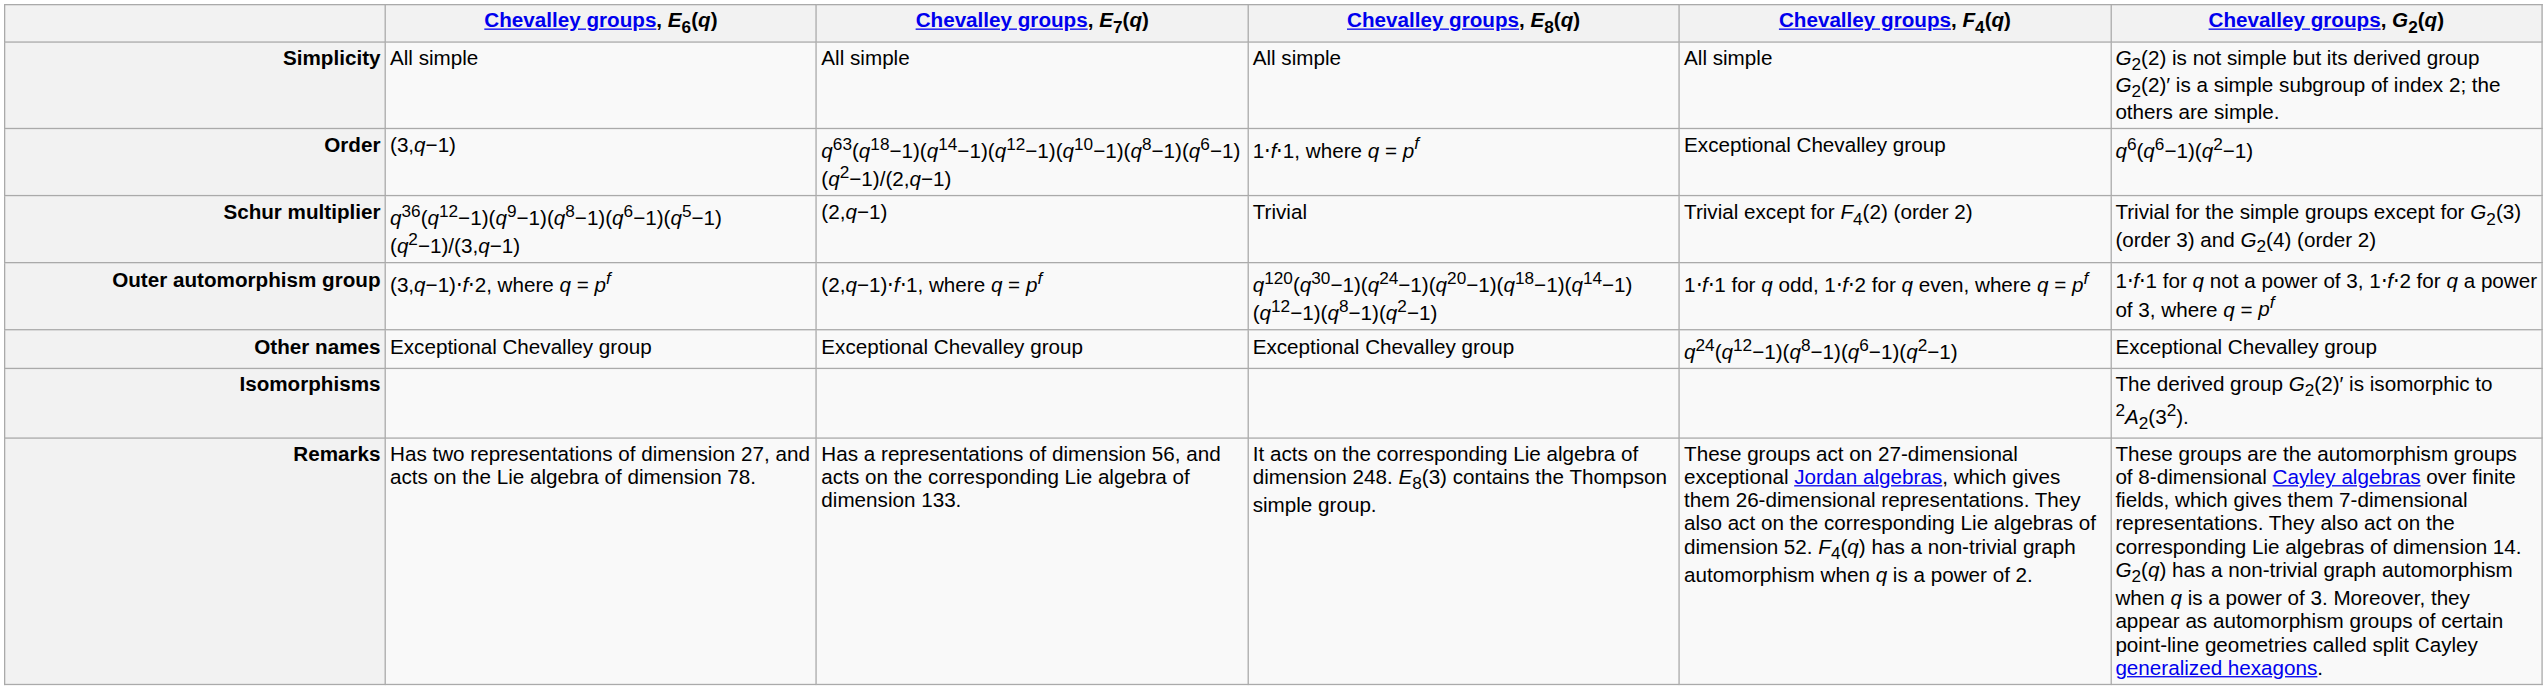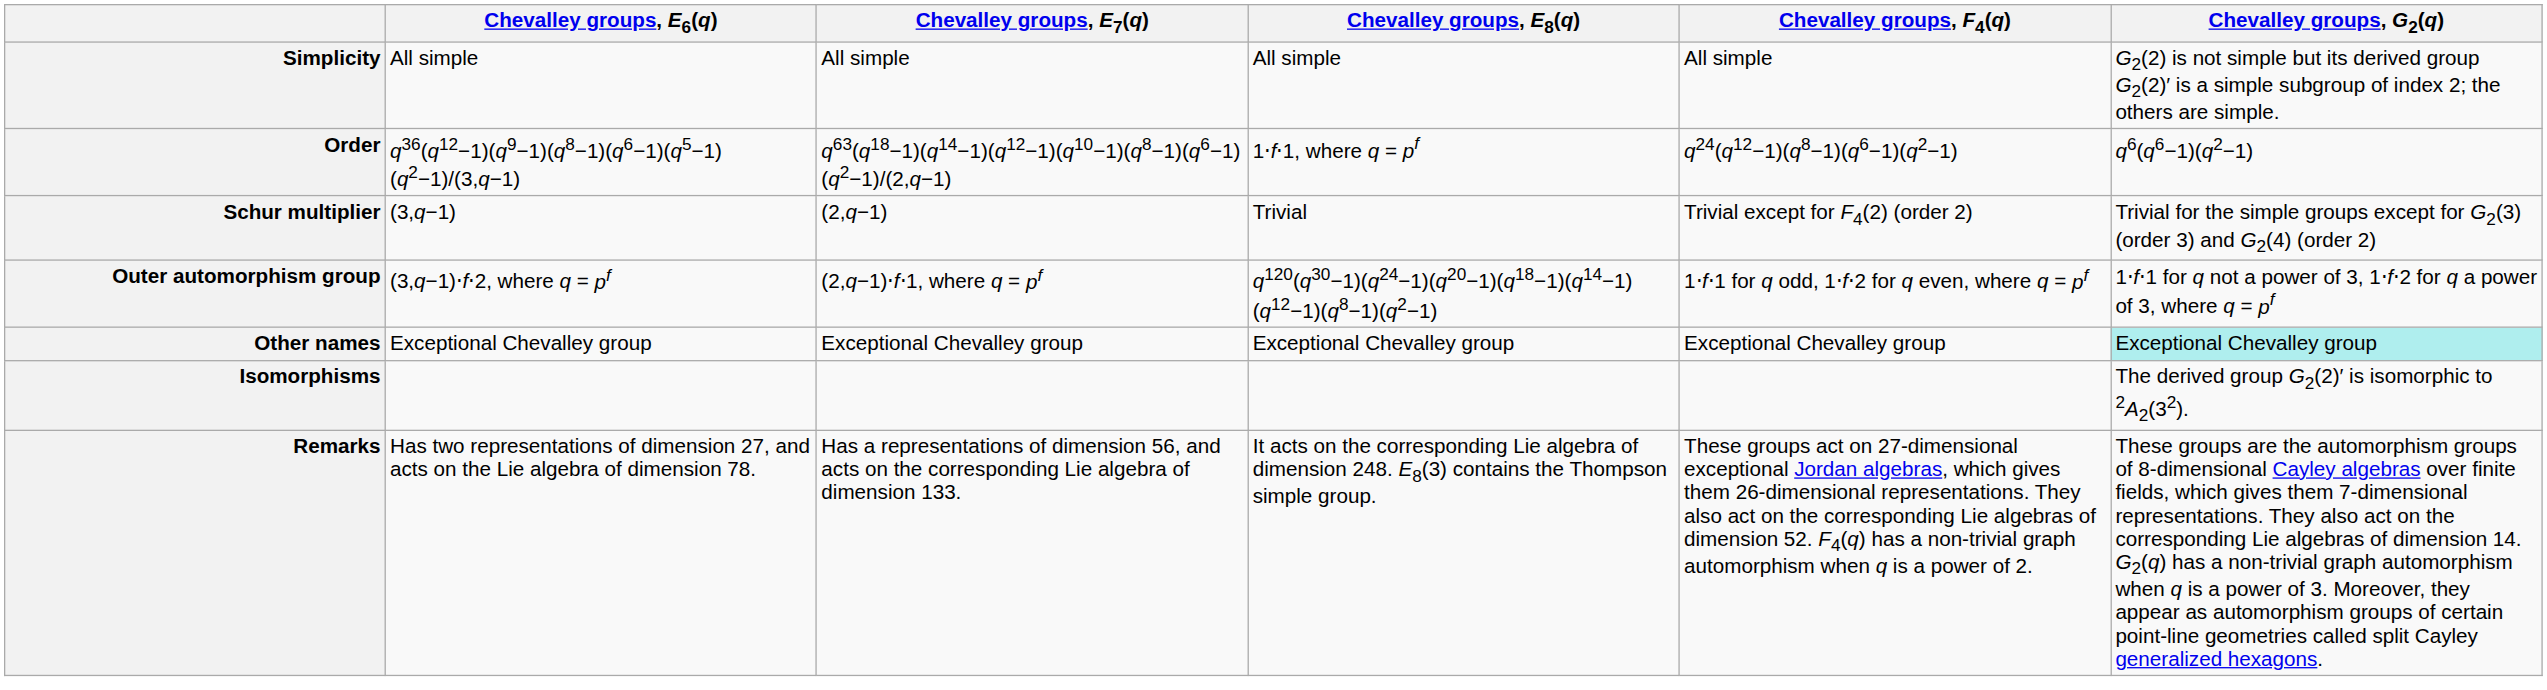(423, 145) (3,q−1) -> (556, 162) q36(q12−1)(q9−1)(q8−1)(q6−1)(q5−1)(q2−1)/(3,q−1)
(1815, 145) Exceptional Chevalley group -> (1821, 147) q24(q12−1)(q8−1)(q6−1)(q2−1)
(556, 229) q36(q12−1)(q9−1)(q8−1)(q6−1)(q5−1)(q2−1)/(3,q−1) -> (423, 212) (3,q−1)
(1821, 349) q24(q12−1)(q8−1)(q6−1)(q2−1) -> (1815, 343) Exceptional Chevalley group
(2246, 346) no background -> (2246, 343) paleturquoise background
